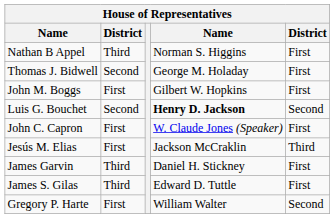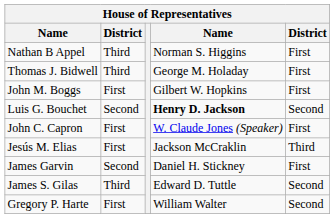(121, 71) Second -> (117, 71) Third
(117, 166) Third -> (121, 166) Second
(299, 185) First -> (306, 185) Second
